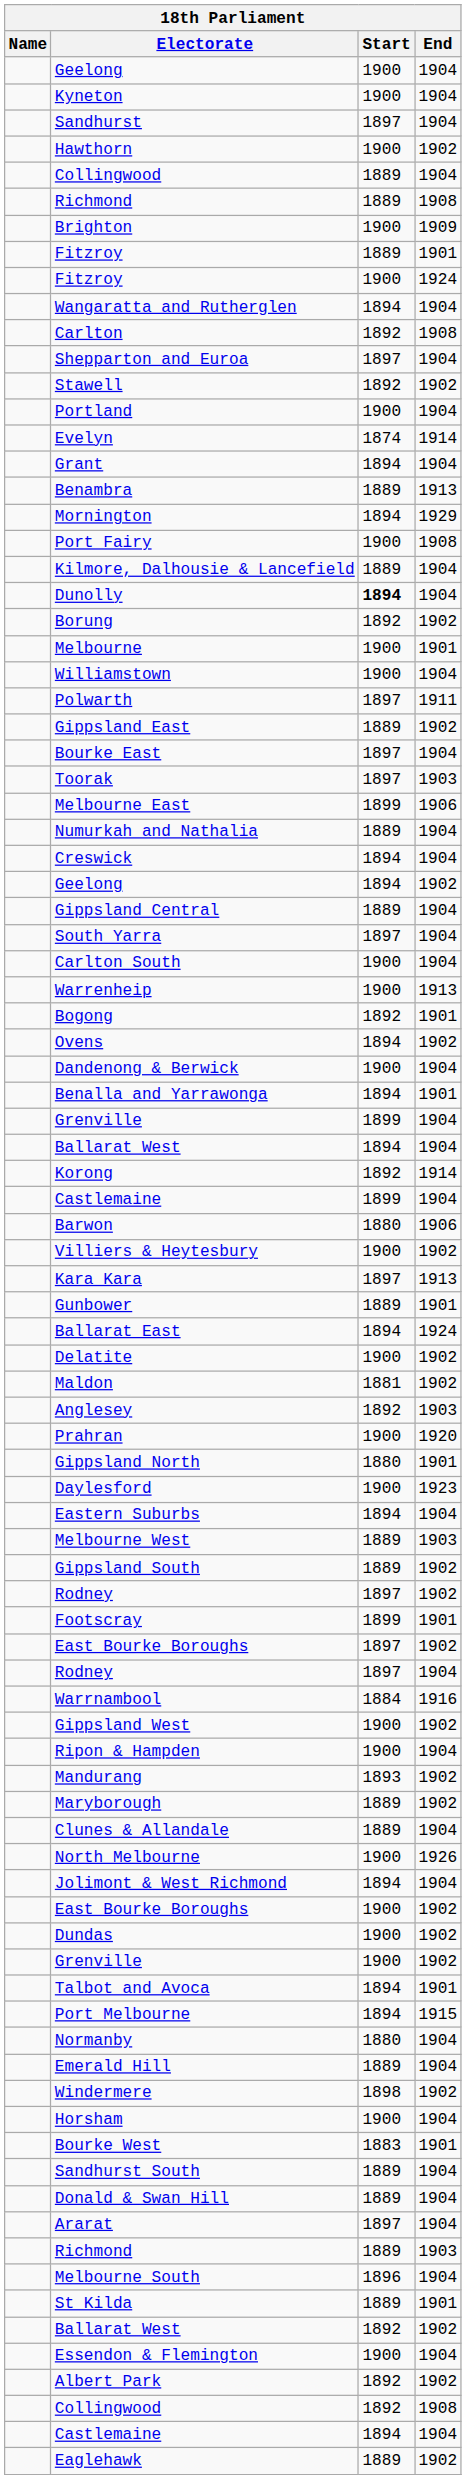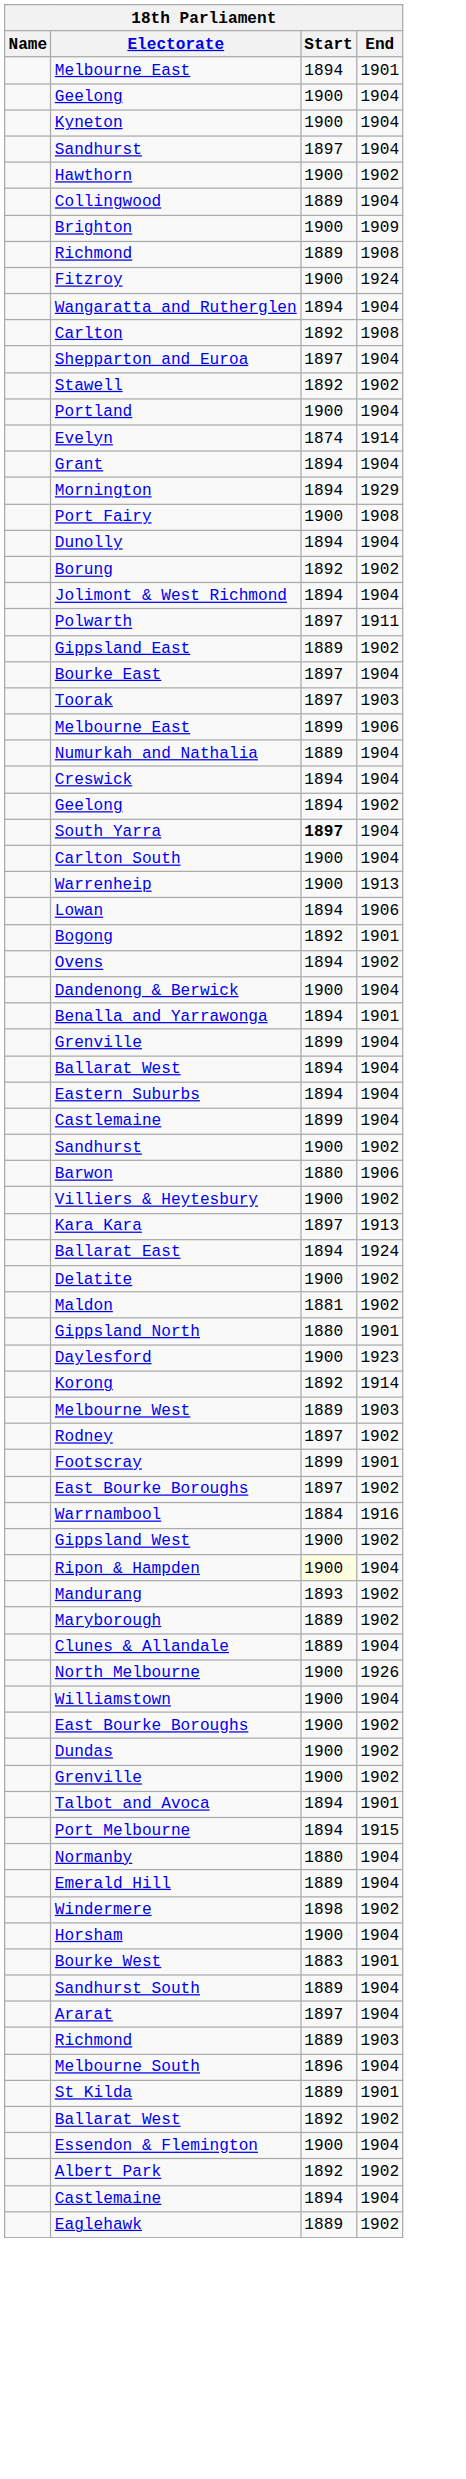+ row: (123, 70)
rows swapped: (94, 202) <-> (94, 228)
- row: (89, 254)
- row: (94, 491)
- row: (205, 569)
(382, 596) bold -> (324, 543) normal
- row: (98, 648)
rows swapped: (171, 1883) <-> (113, 675)
- row: (137, 911)
(382, 937) normal -> (324, 832) bold
+ row: (79, 911)
rows swapped: (84, 1174) <-> (127, 1515)
+ row: (98, 1147)
- row: (94, 1305)
- row: (94, 1410)
- row: (89, 1436)
- row: (127, 1568)
- row: (84, 1673)
(382, 1752) no background -> (324, 1568) lightyellow background
- row: (142, 2198)
- row: (108, 2409)
